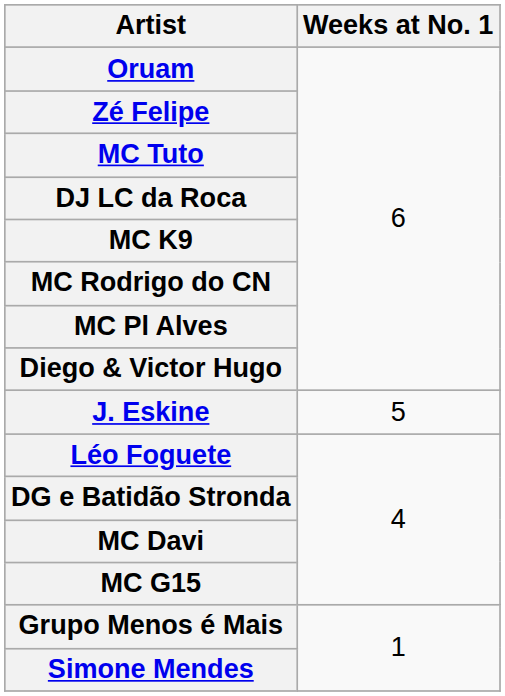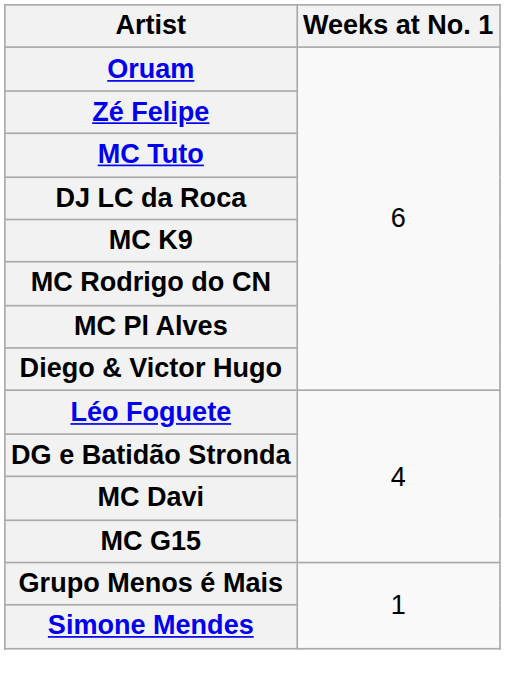- row: (151, 411)
